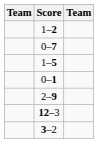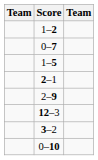- row: (49, 79)
+ row: (49, 79)
+ row: (49, 146)
